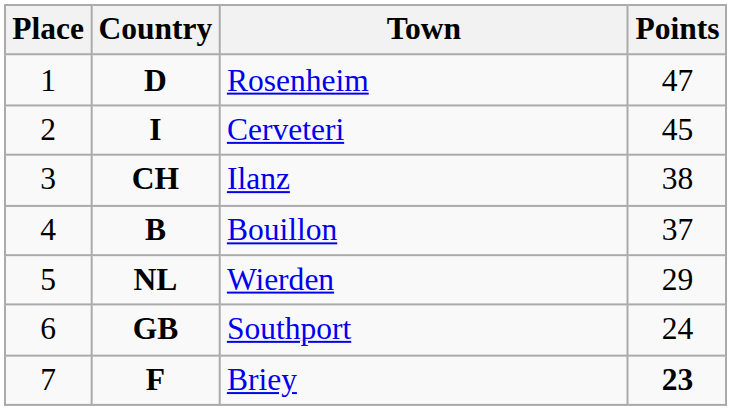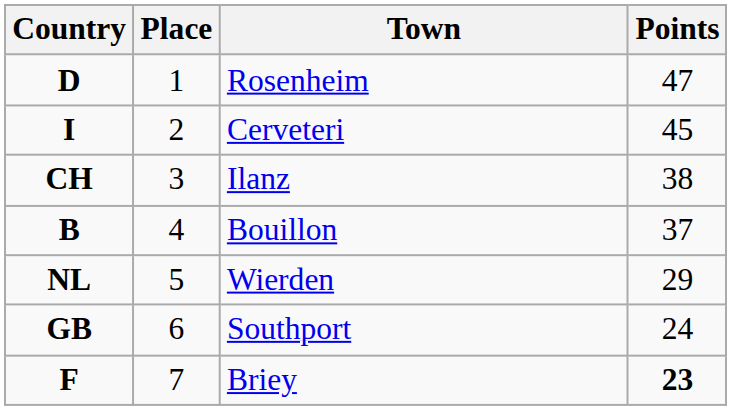columns swapped: (48, 29) <-> (155, 29)
